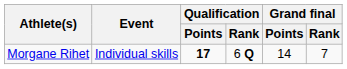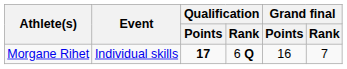(284, 53) 14 -> (284, 53) 16
